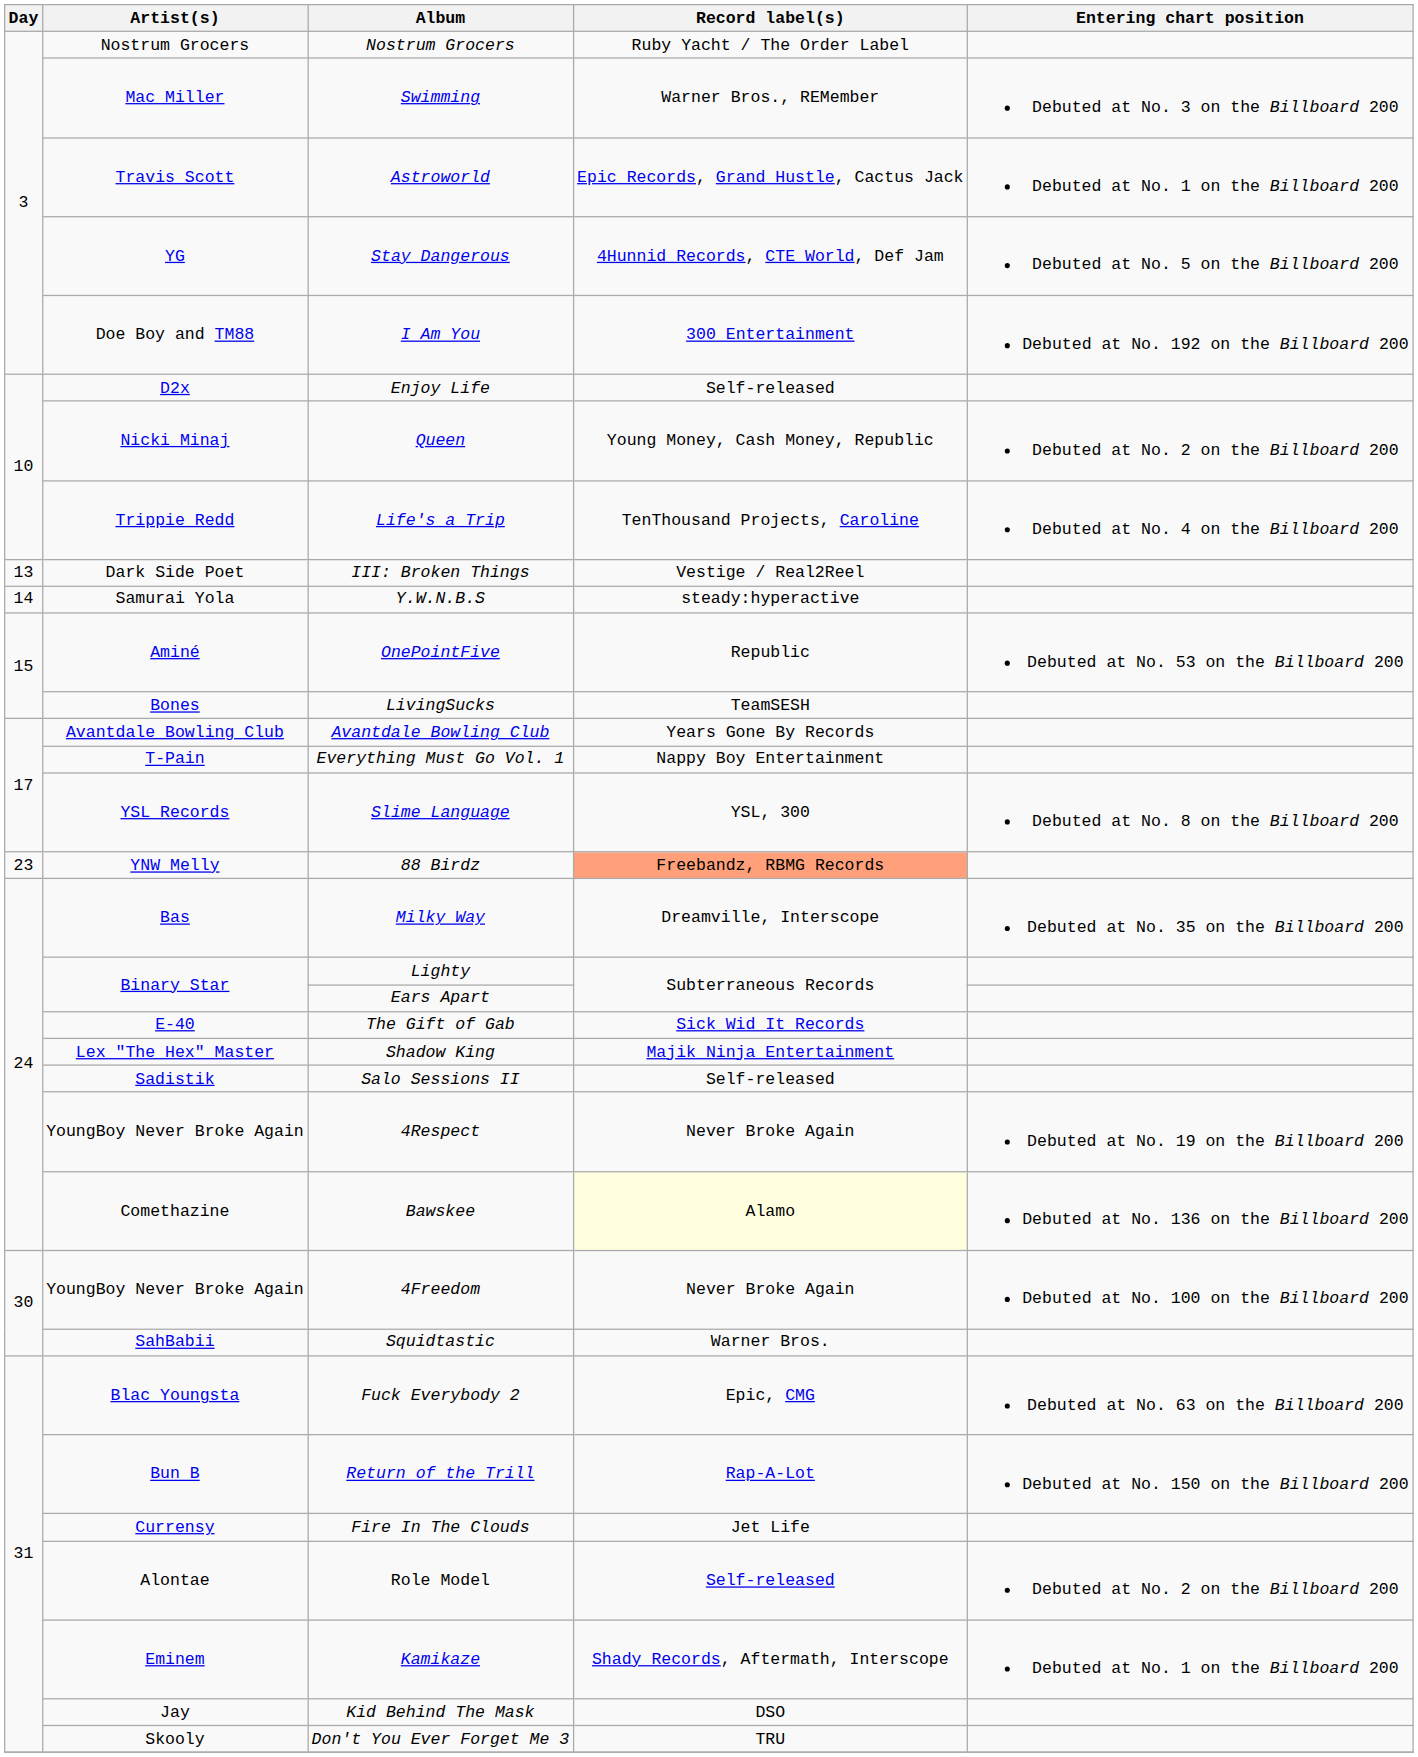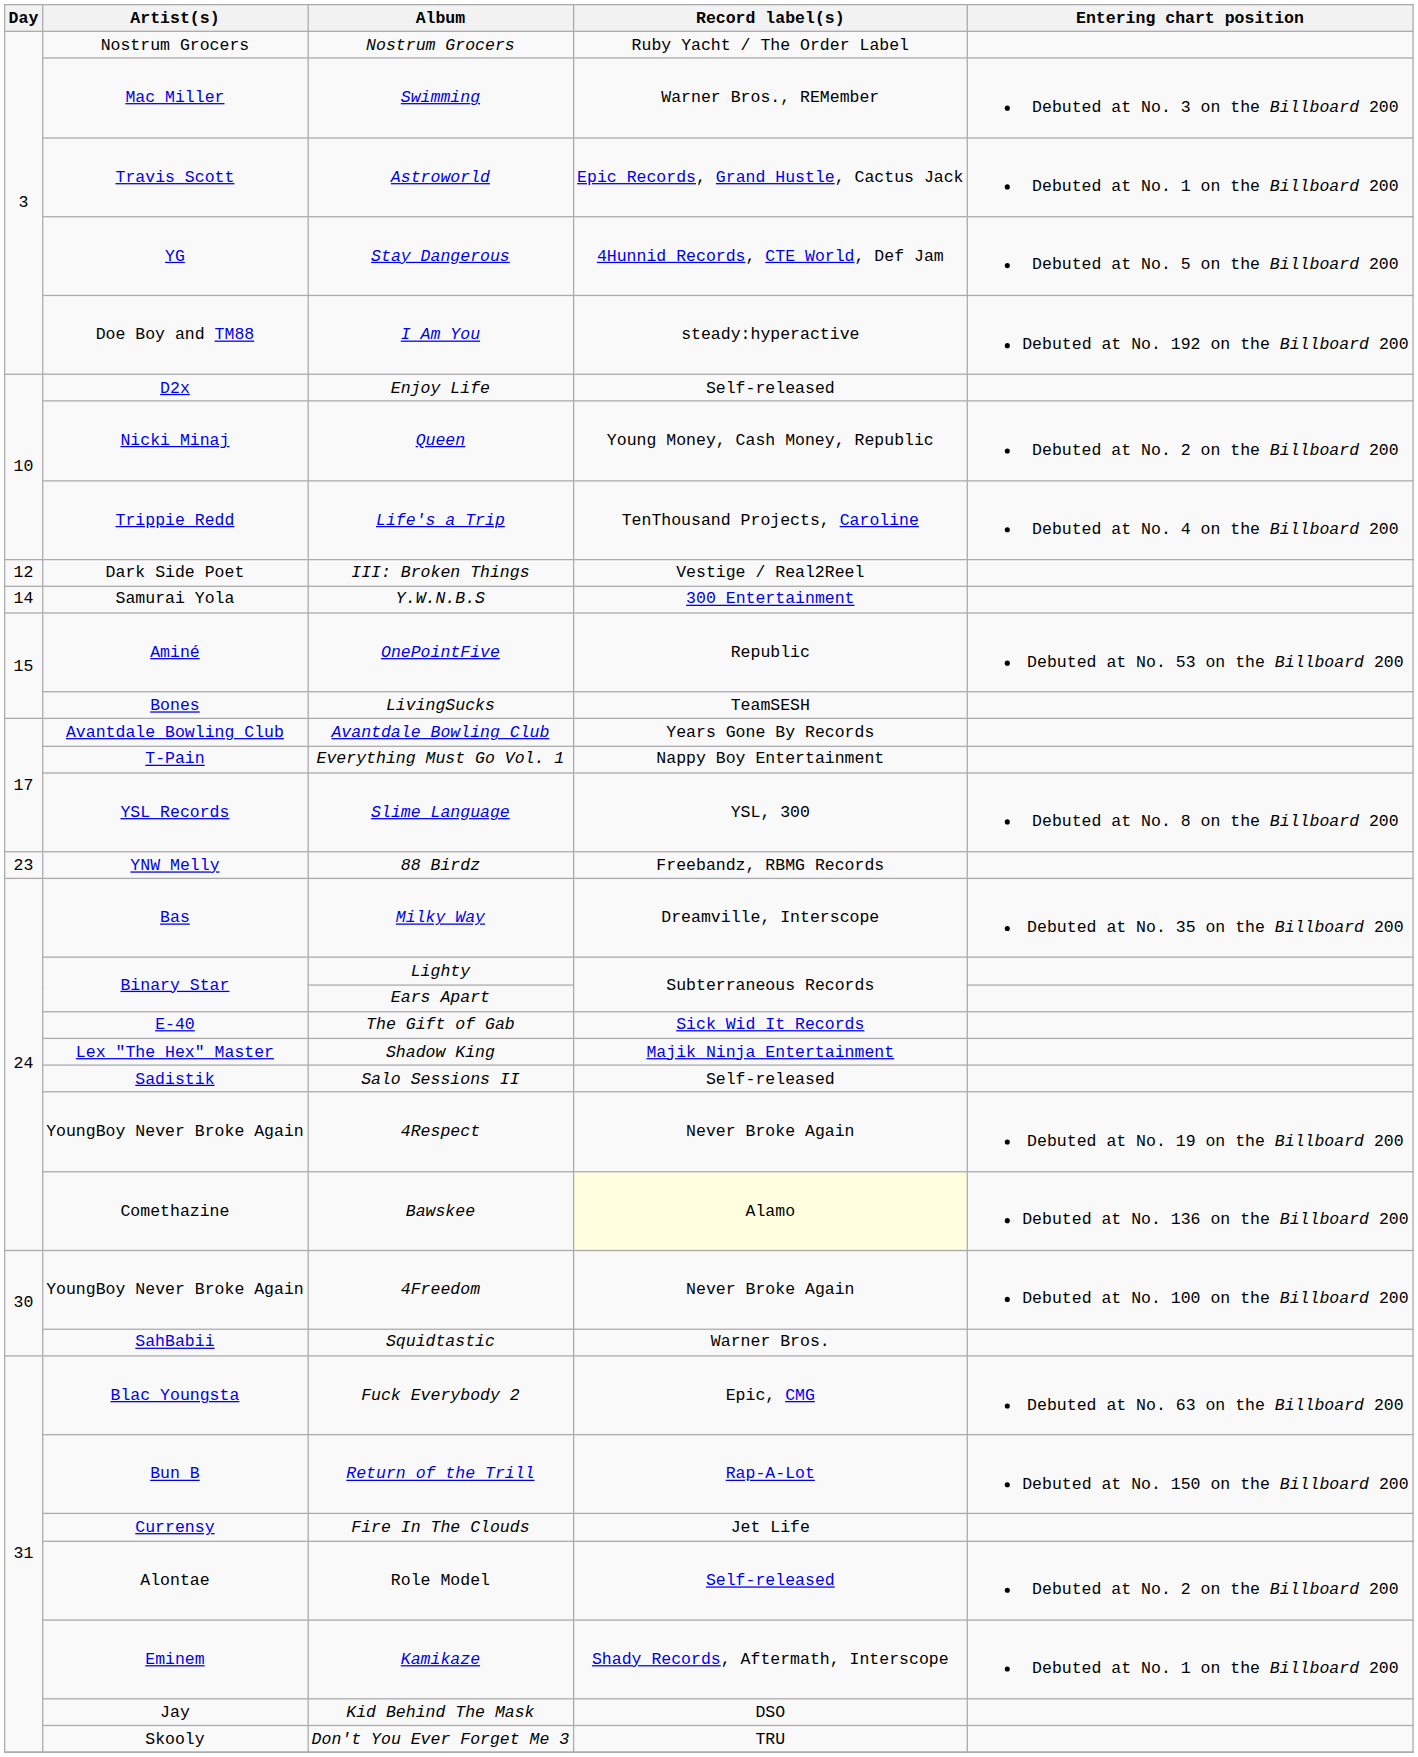(770, 335) 300 Entertainment -> (770, 335) steady:hyperactive
(23, 573) 13 -> (23, 573) 12
(770, 600) steady:hyperactive -> (770, 600) 300 Entertainment
(770, 865) lightsalmon background -> (770, 865) no background
